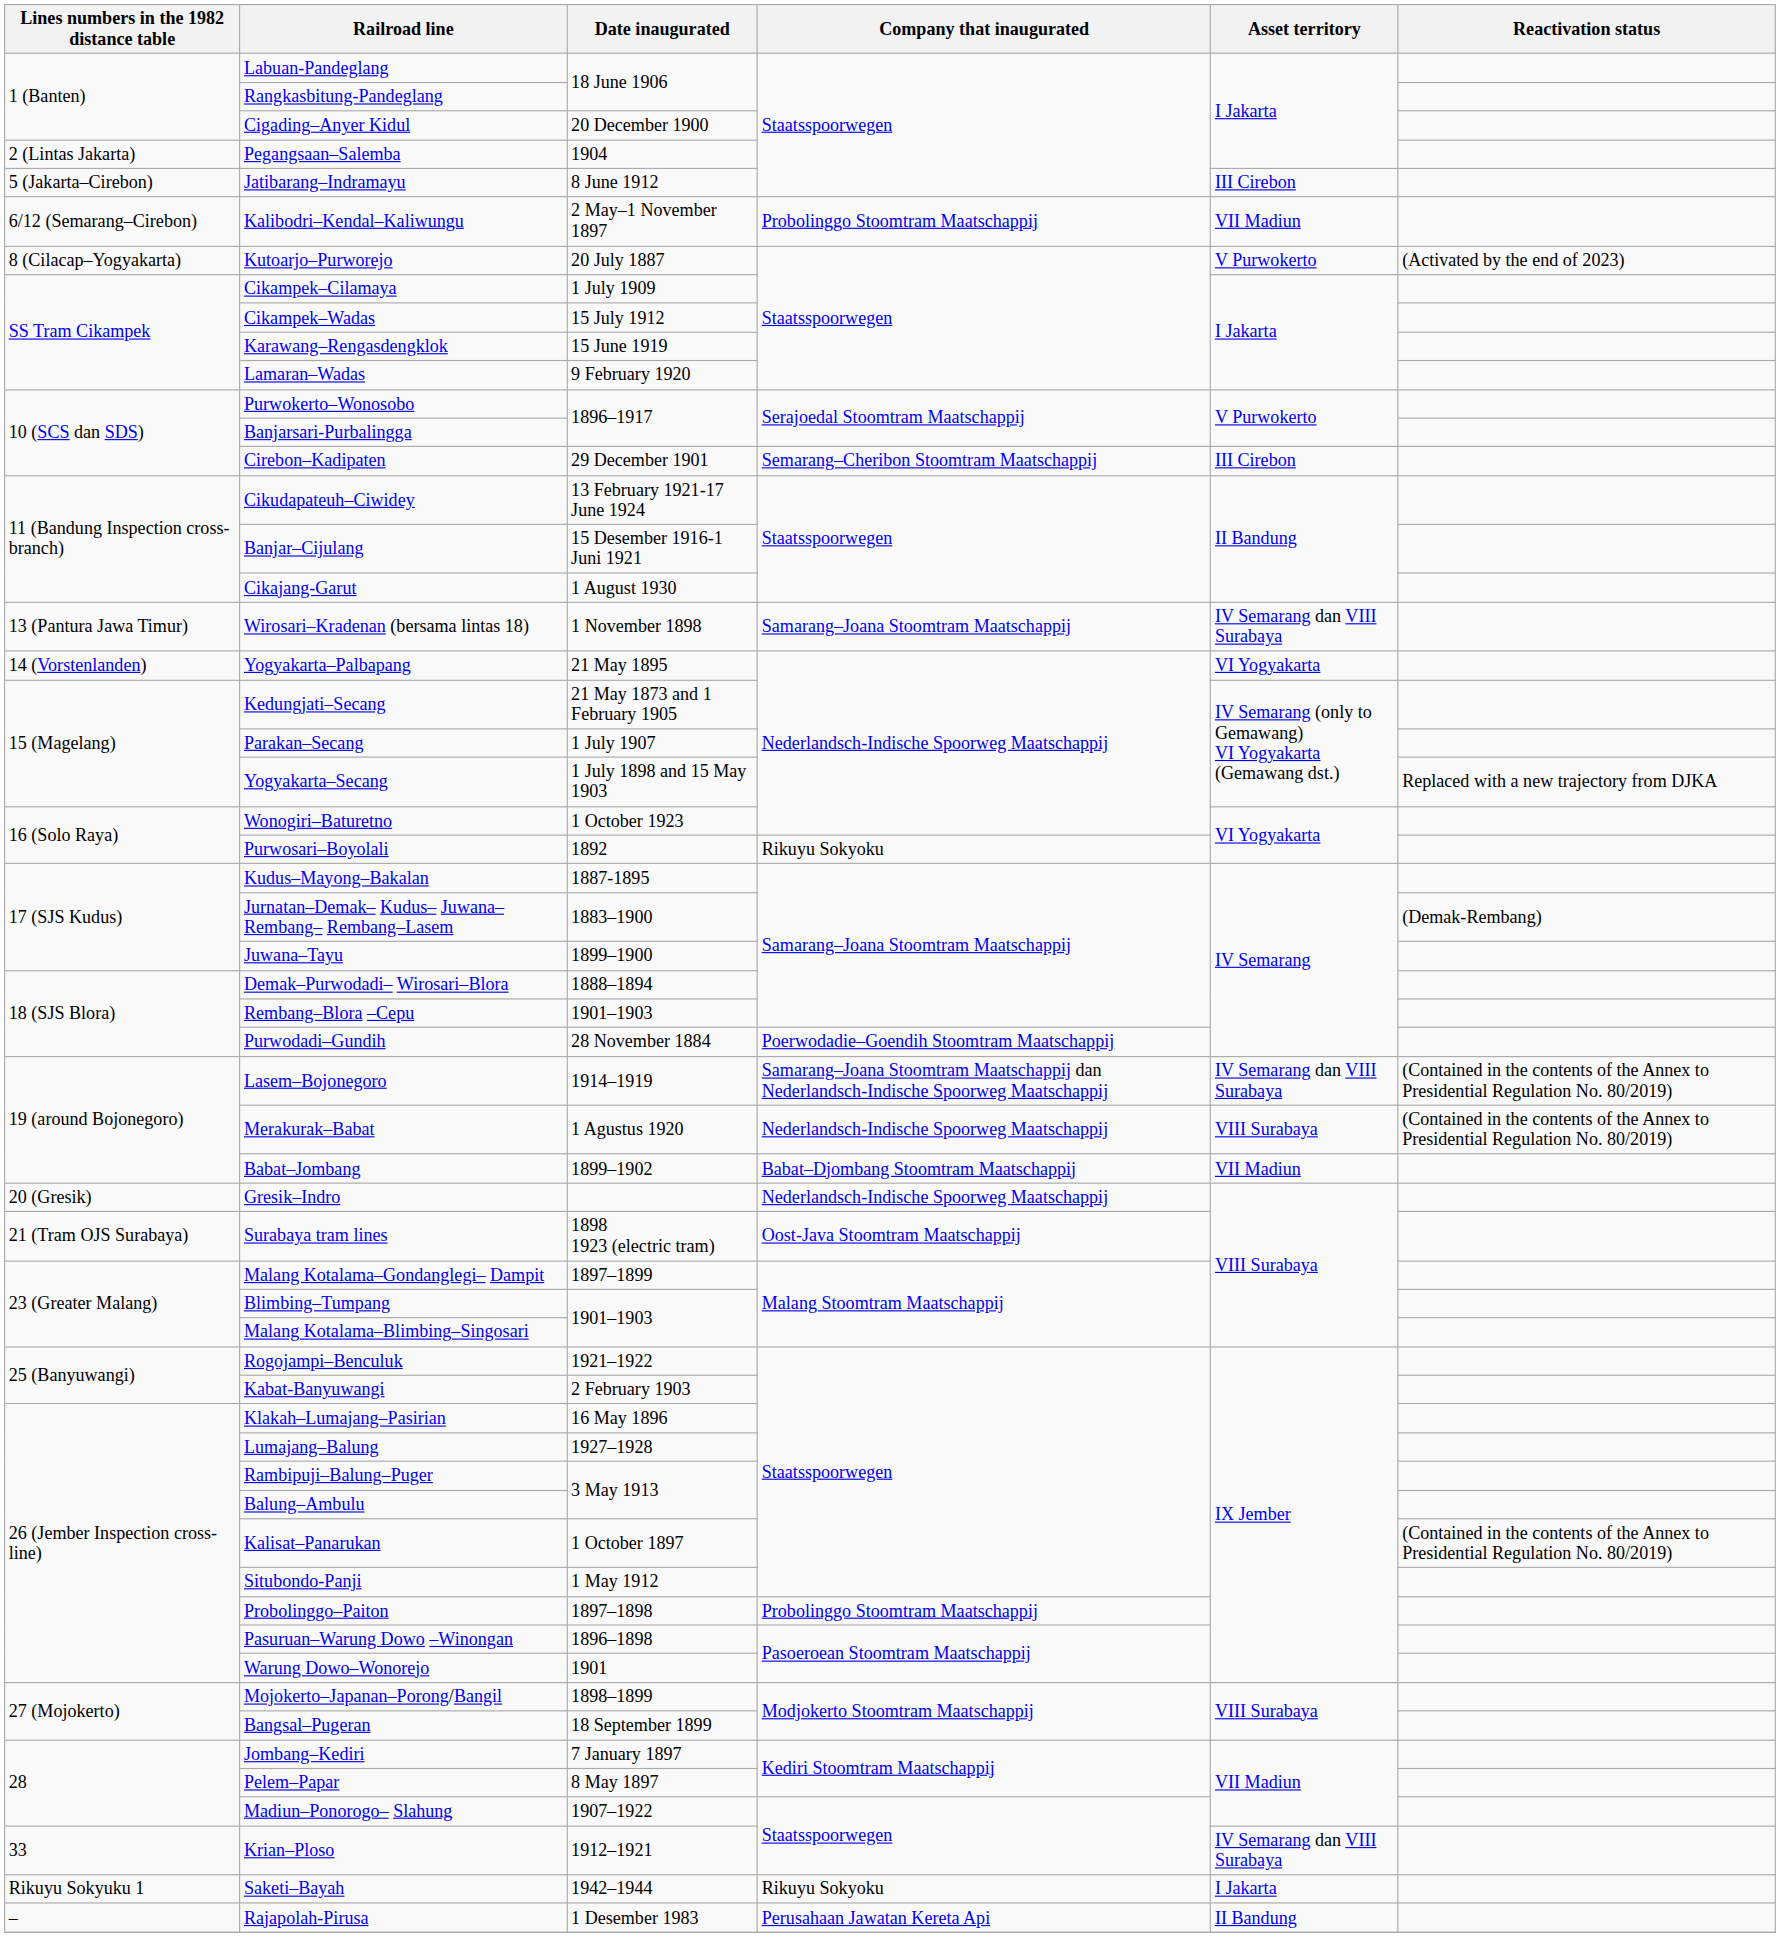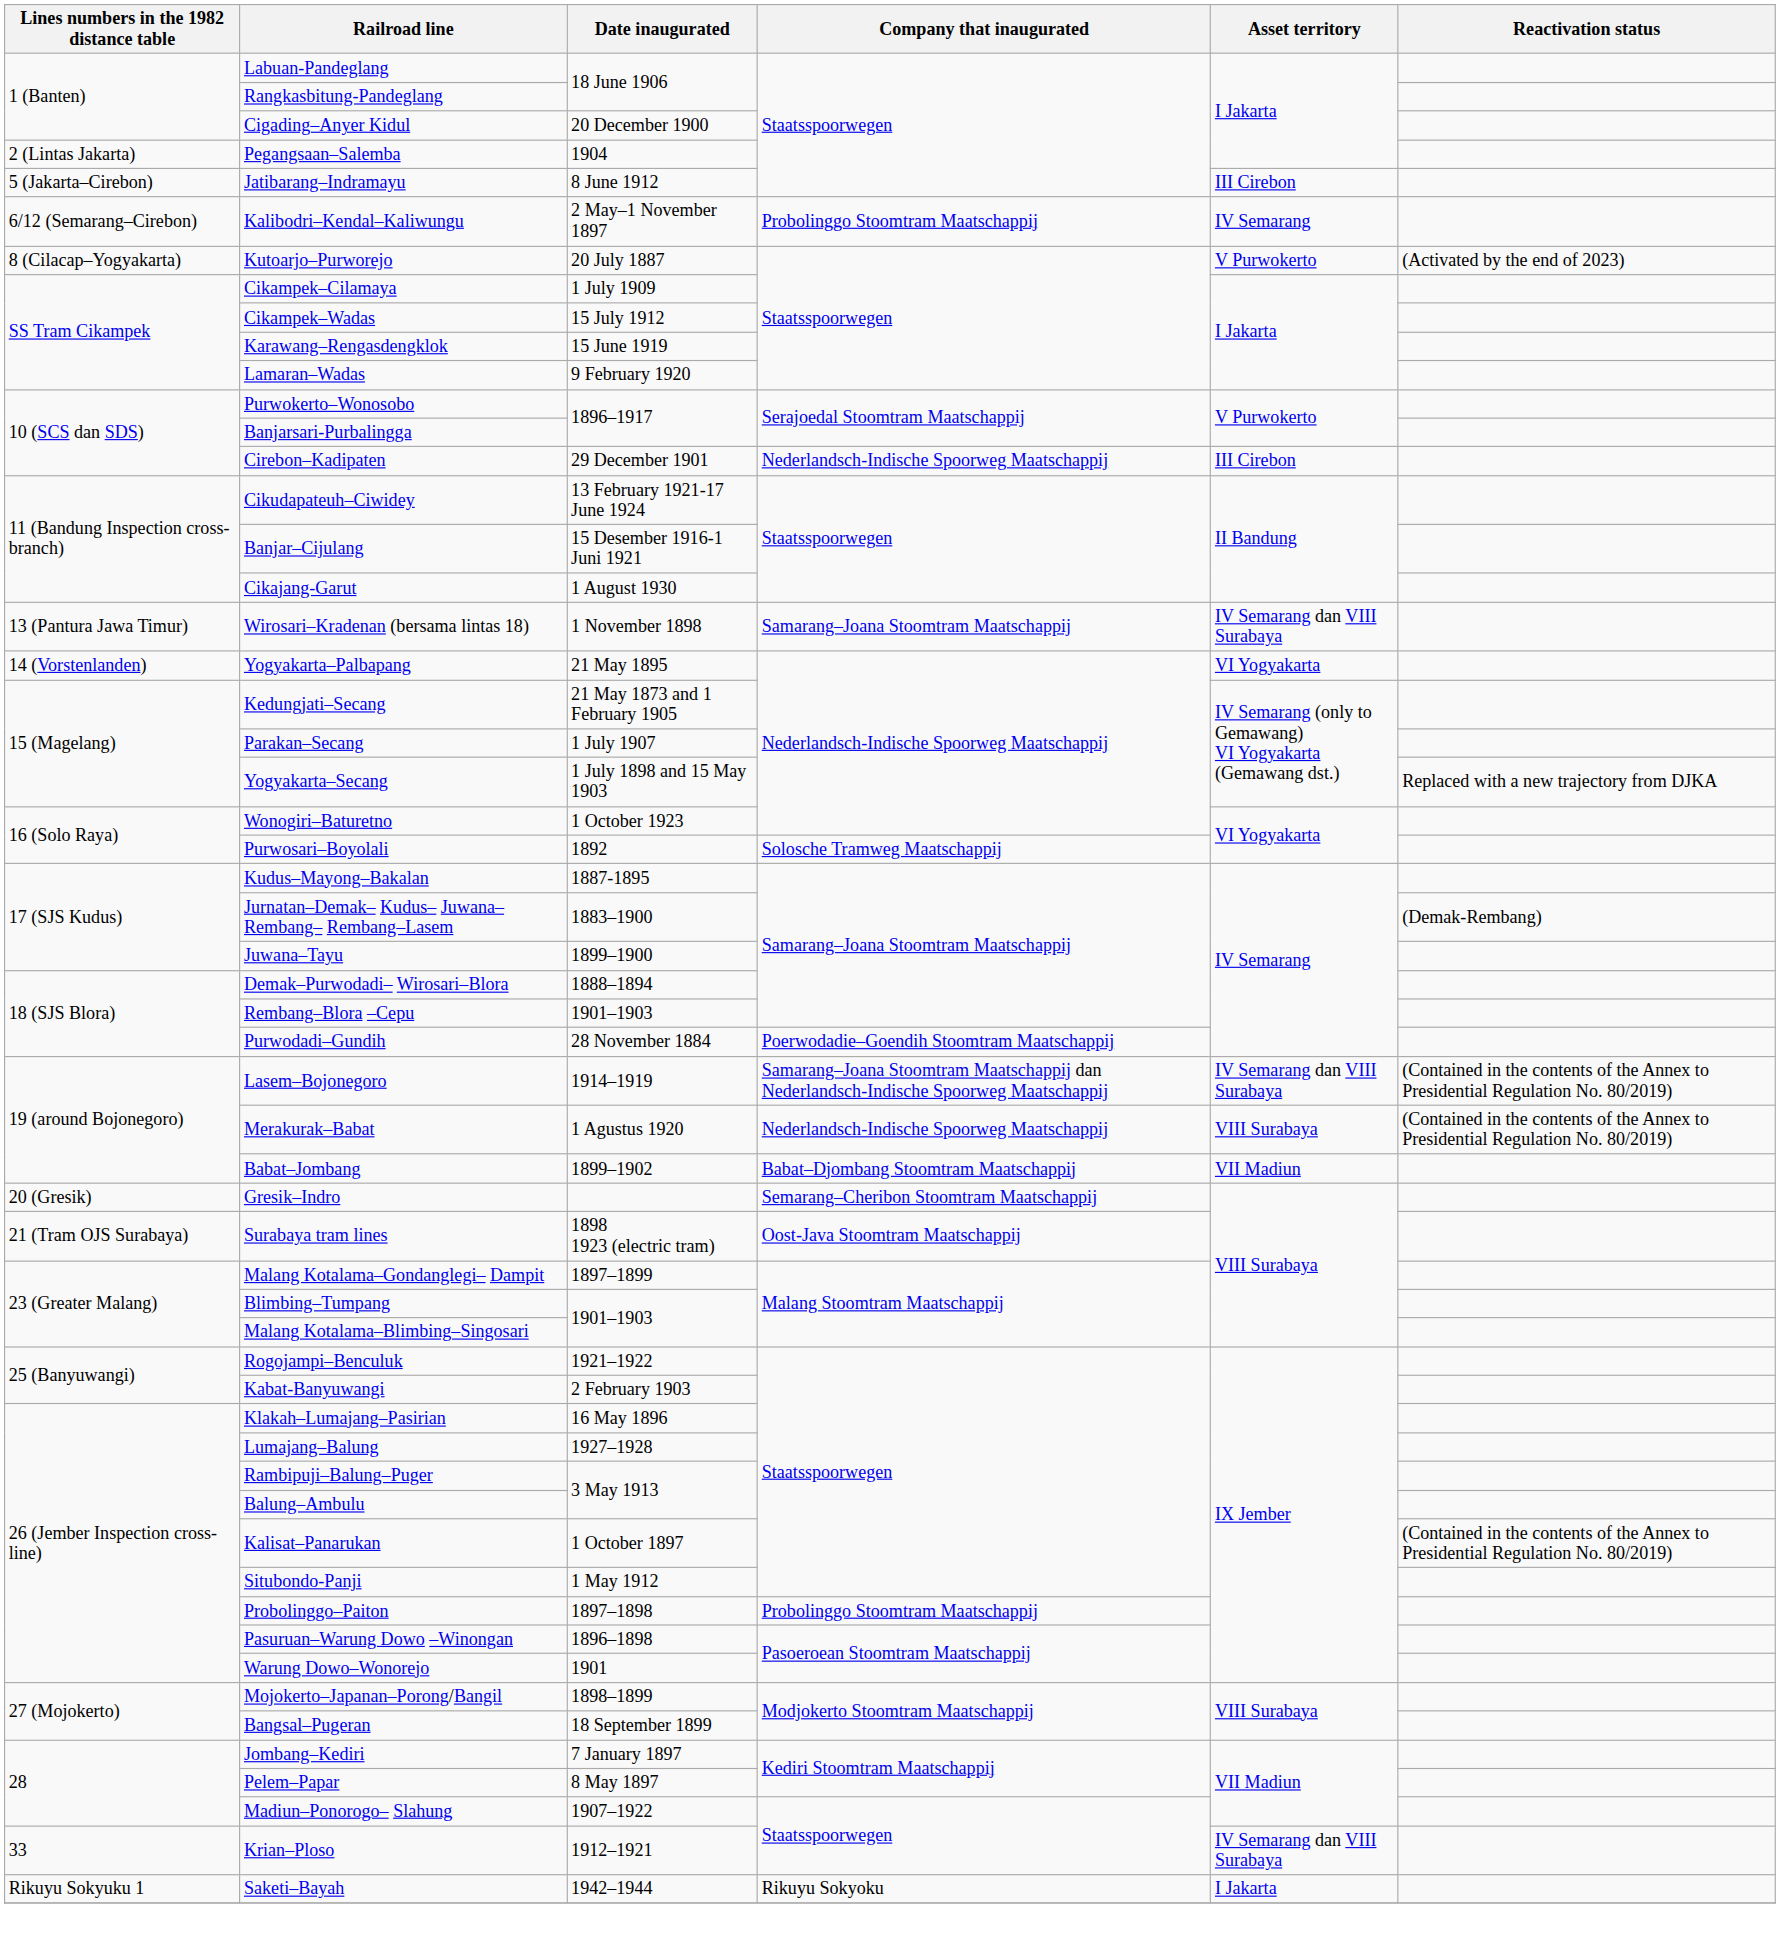(1258, 221) VII Madiun -> (1263, 221) IV Semarang
(929, 460) Semarang–Cheribon Stoomtram Maatschappij -> (935, 460) Nederlandsch-Indische Spoorweg Maatschappij
(823, 849) Rikuyu Sokyoku -> (882, 849) Solosche Tramweg Maatschappij
(935, 1197) Nederlandsch-Indische Spoorweg Maatschappij -> (929, 1197) Semarang–Cheribon Stoomtram Maatschappij
- row: (306, 1917)
